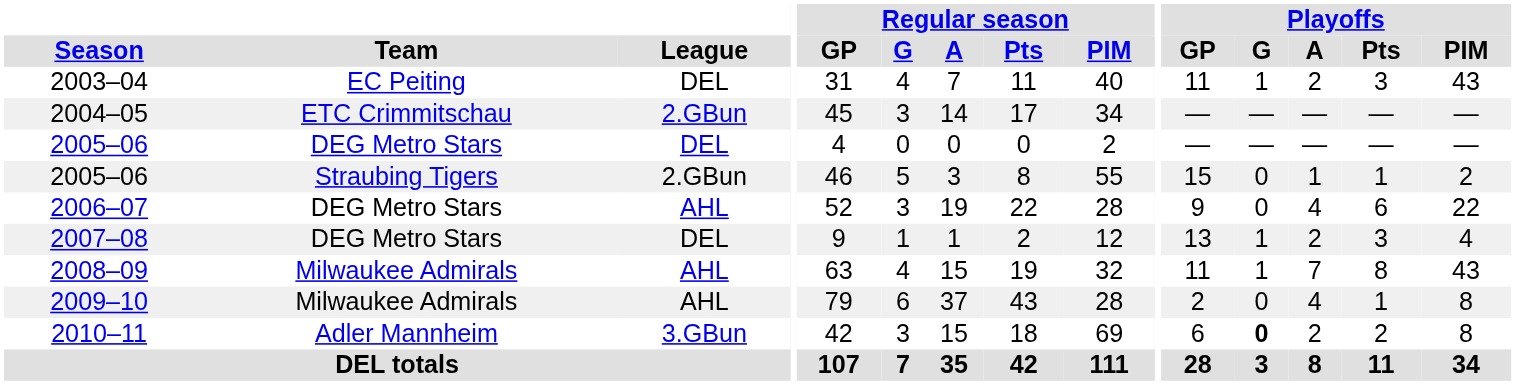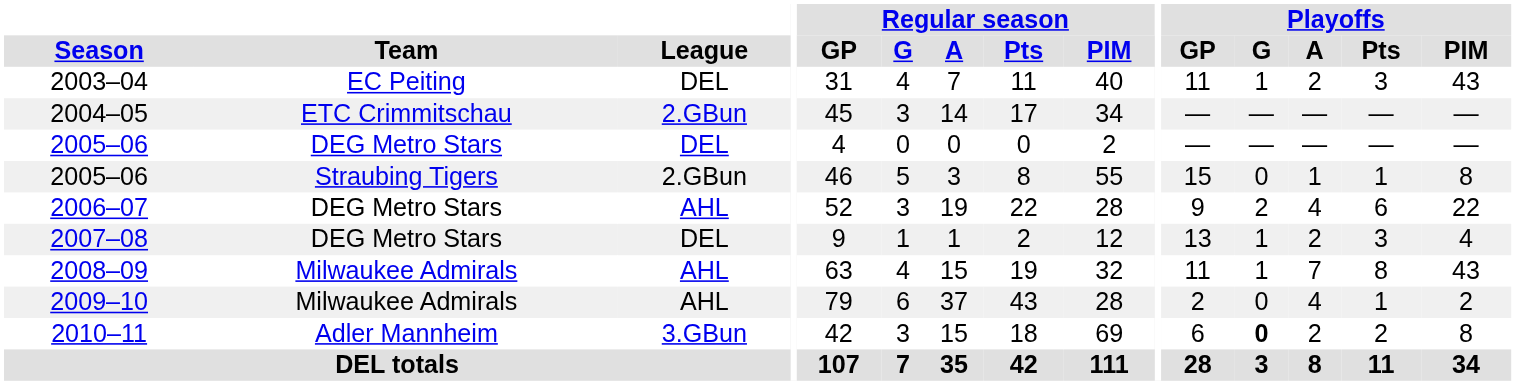(1466, 176) 2 -> (1466, 176) 8
(1261, 207) 0 -> (1261, 207) 2
(1466, 302) 8 -> (1466, 302) 2
